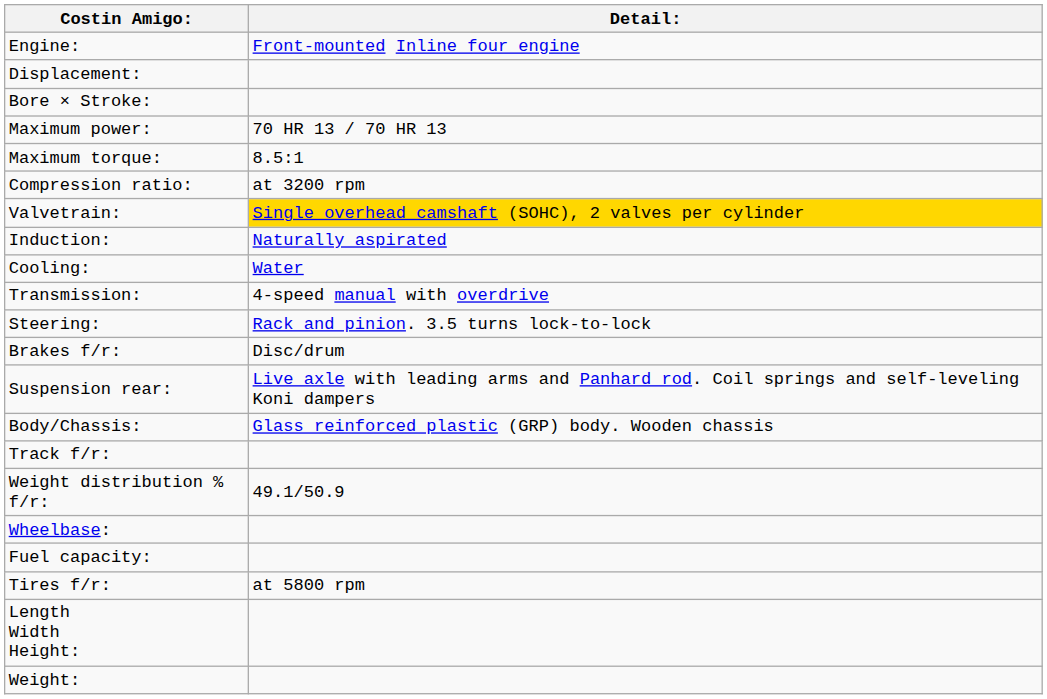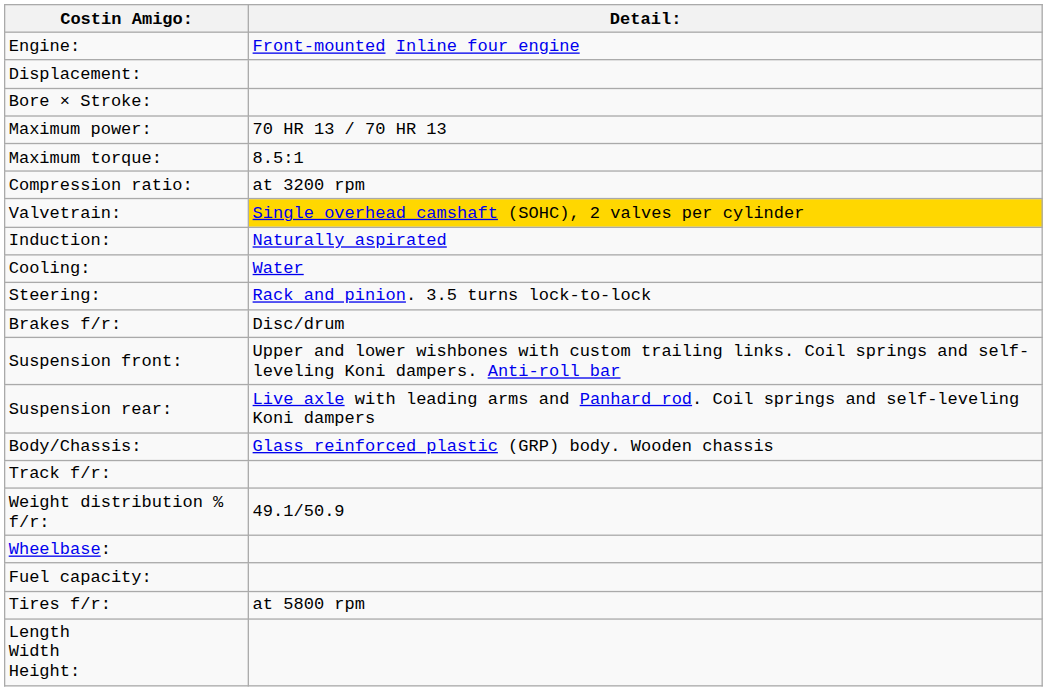- row: (80, 296)
+ row: (96, 361)
- row: (44, 680)
